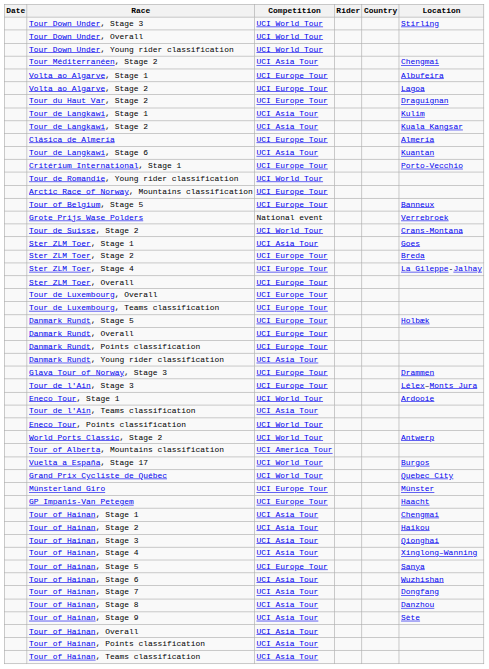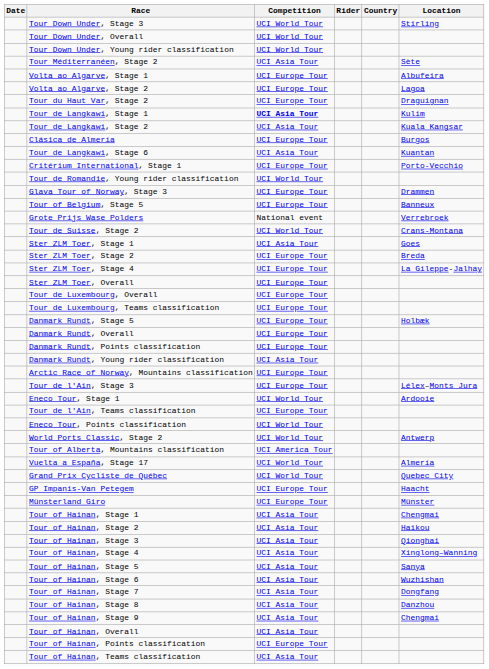(420, 62) Chengmai -> (411, 62) Sète
(287, 114) normal -> (287, 114) bold
(418, 140) Almería -> (415, 140) Burgos
rows swapped: (98, 373) <-> (141, 192)
(287, 411) UCI Asia Tour -> (292, 411) UCI Europe Tour
(415, 463) Burgos -> (418, 463) Almería
rows swapped: (81, 502) <-> (67, 489)
(292, 567) UCI Europe Tour -> (287, 567) UCI Asia Tour
(411, 618) Sète -> (420, 618) Chengmai
(287, 644) UCI Asia Tour -> (292, 644) UCI Europe Tour
